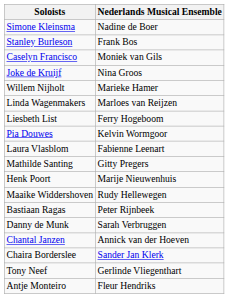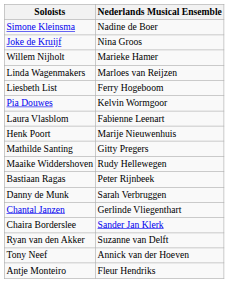- row: (39, 42)
- row: (42, 57)
rows swapped: (29, 179) <-> (40, 164)
(143, 240) Annick van der Hoeven -> (139, 210) Gerlinde Vliegenthart
+ row: (46, 240)
(139, 270) Gerlinde Vliegenthart -> (143, 255) Annick van der Hoeven
